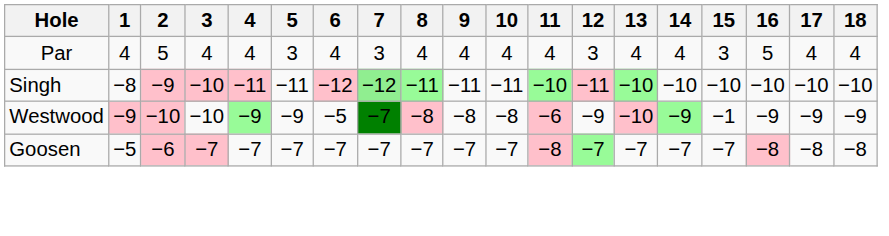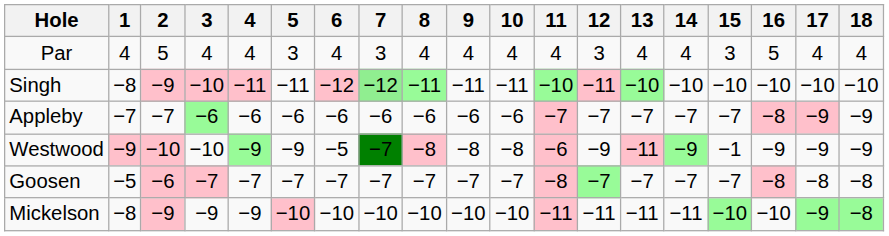+ row: (46, 117)
(636, 117) −10 -> (642, 149) −11
+ row: (54, 213)
